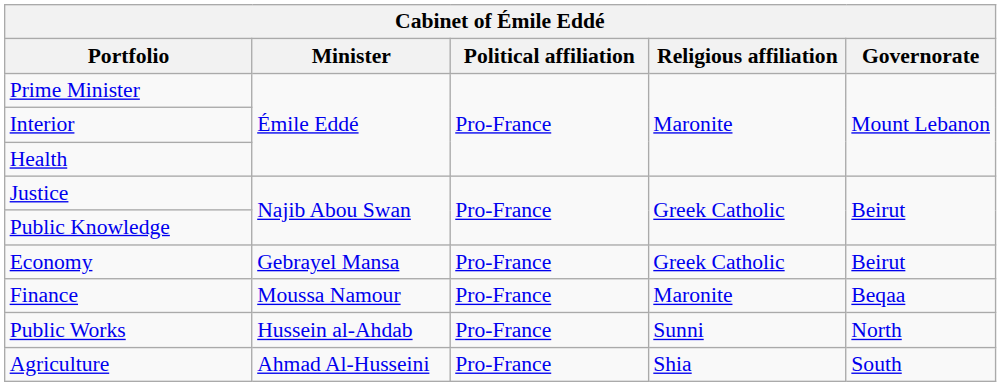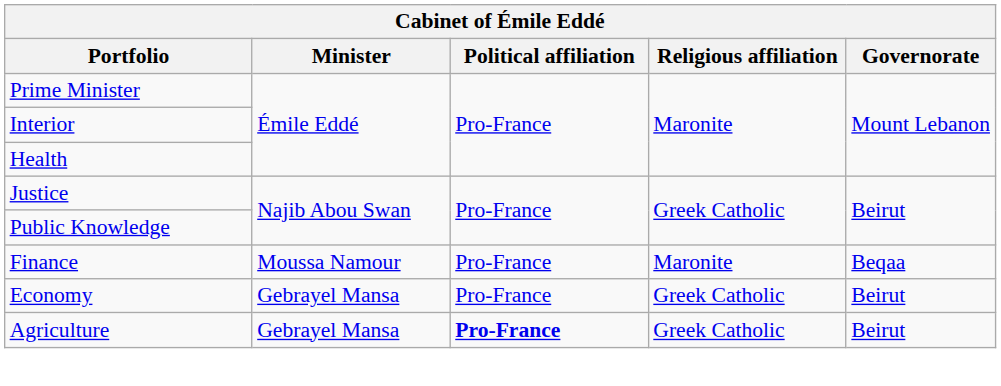rows swapped: (44, 295) <-> (51, 261)
- row: (68, 329)
(343, 364) Ahmad Al-Husseini -> (328, 329) Gebrayel Mansa
(503, 364) normal -> (508, 329) bold
(673, 364) Shia -> (719, 329) Greek Catholic
(877, 364) South -> (878, 329) Beirut
